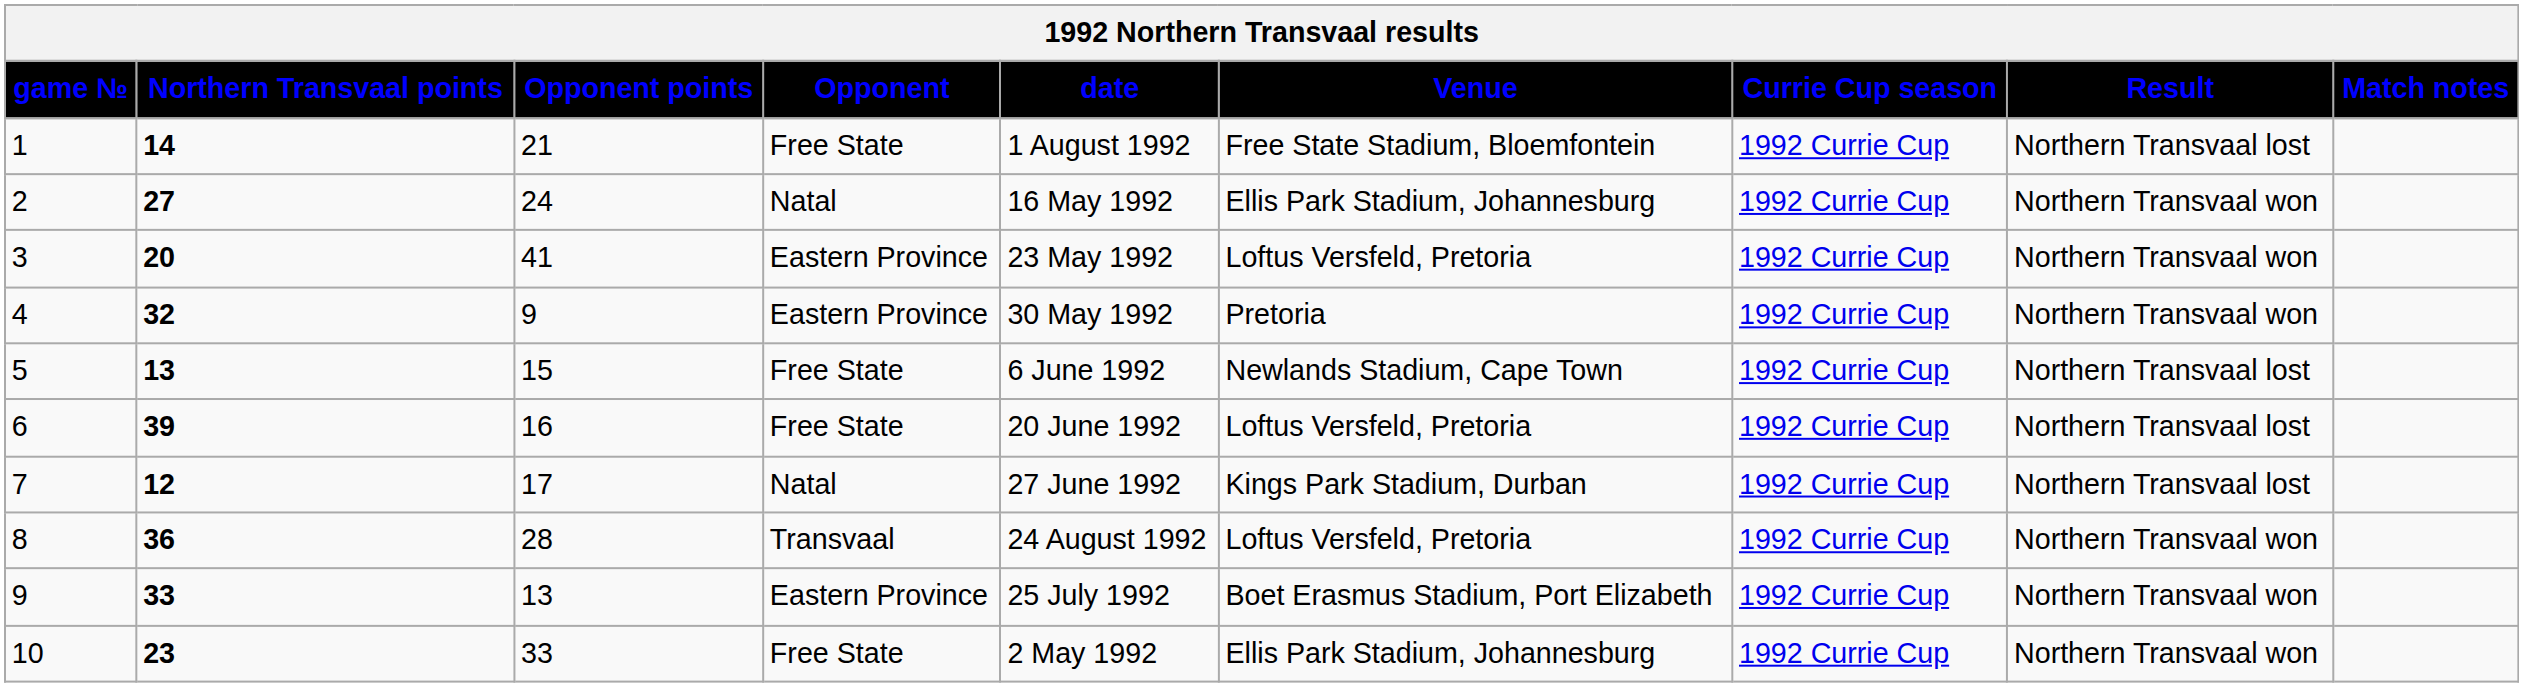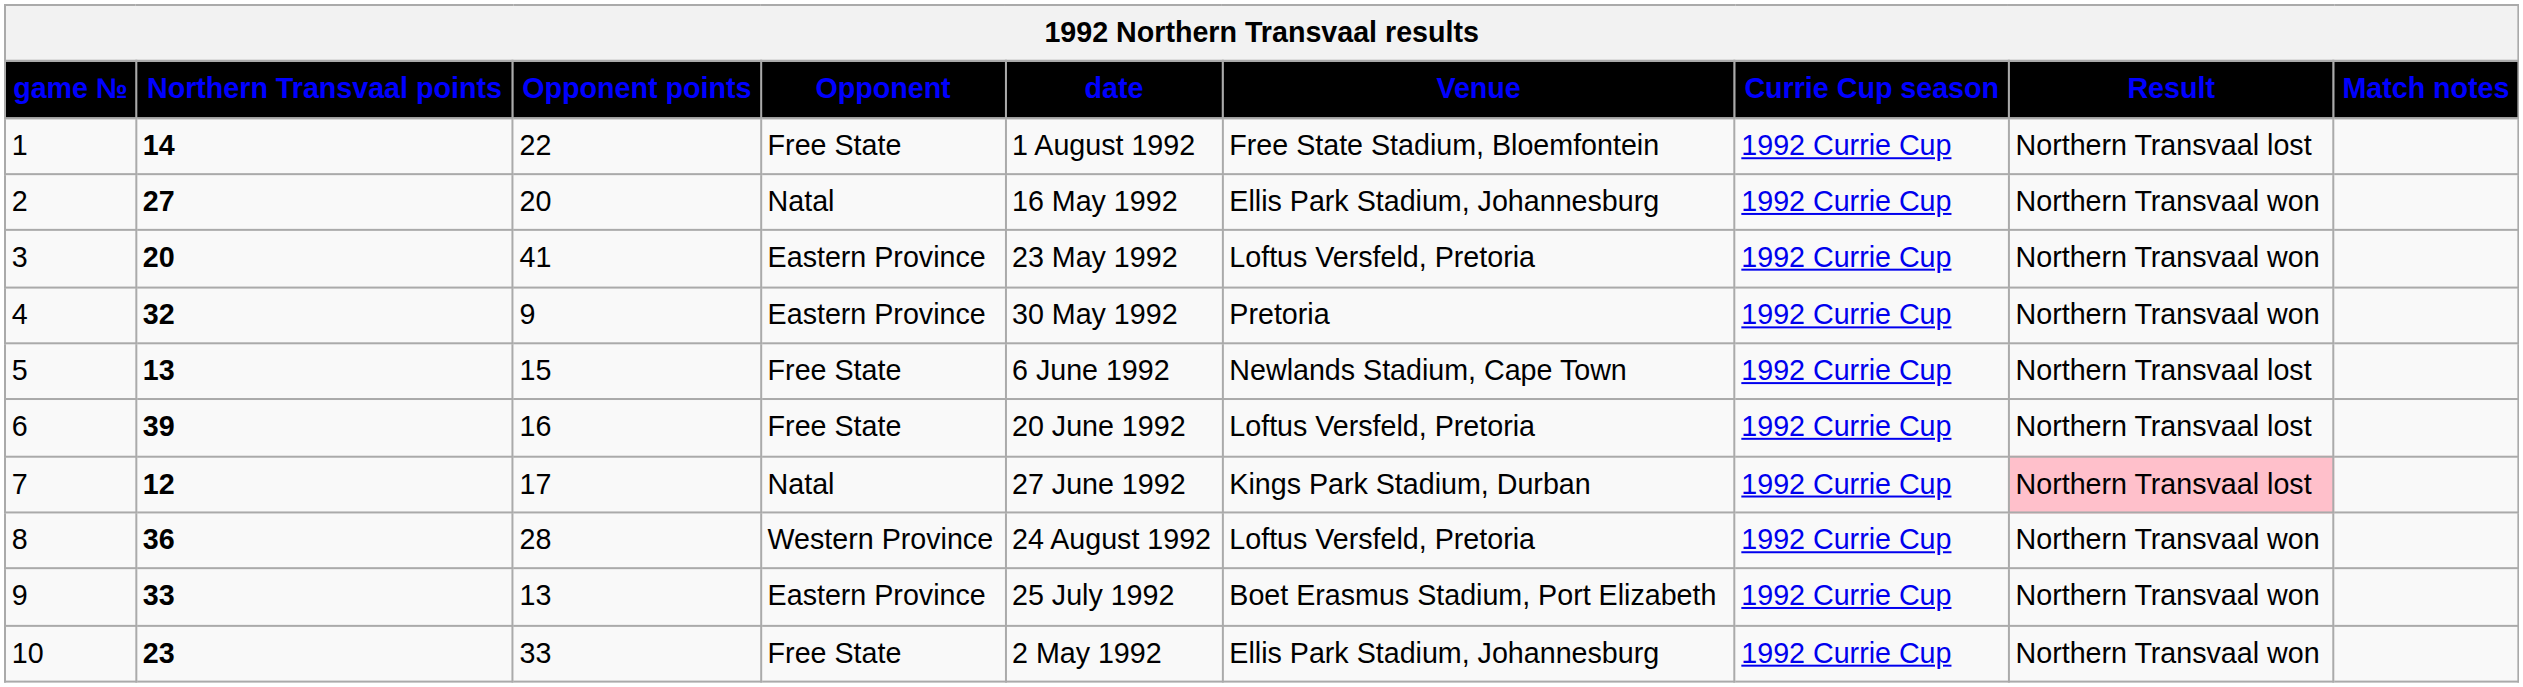(537, 145) 21 -> (535, 145) 22
(537, 201) 24 -> (535, 201) 20
(2162, 483) no background -> (2164, 483) pink background
(832, 540) Transvaal -> (880, 540) Western Province
